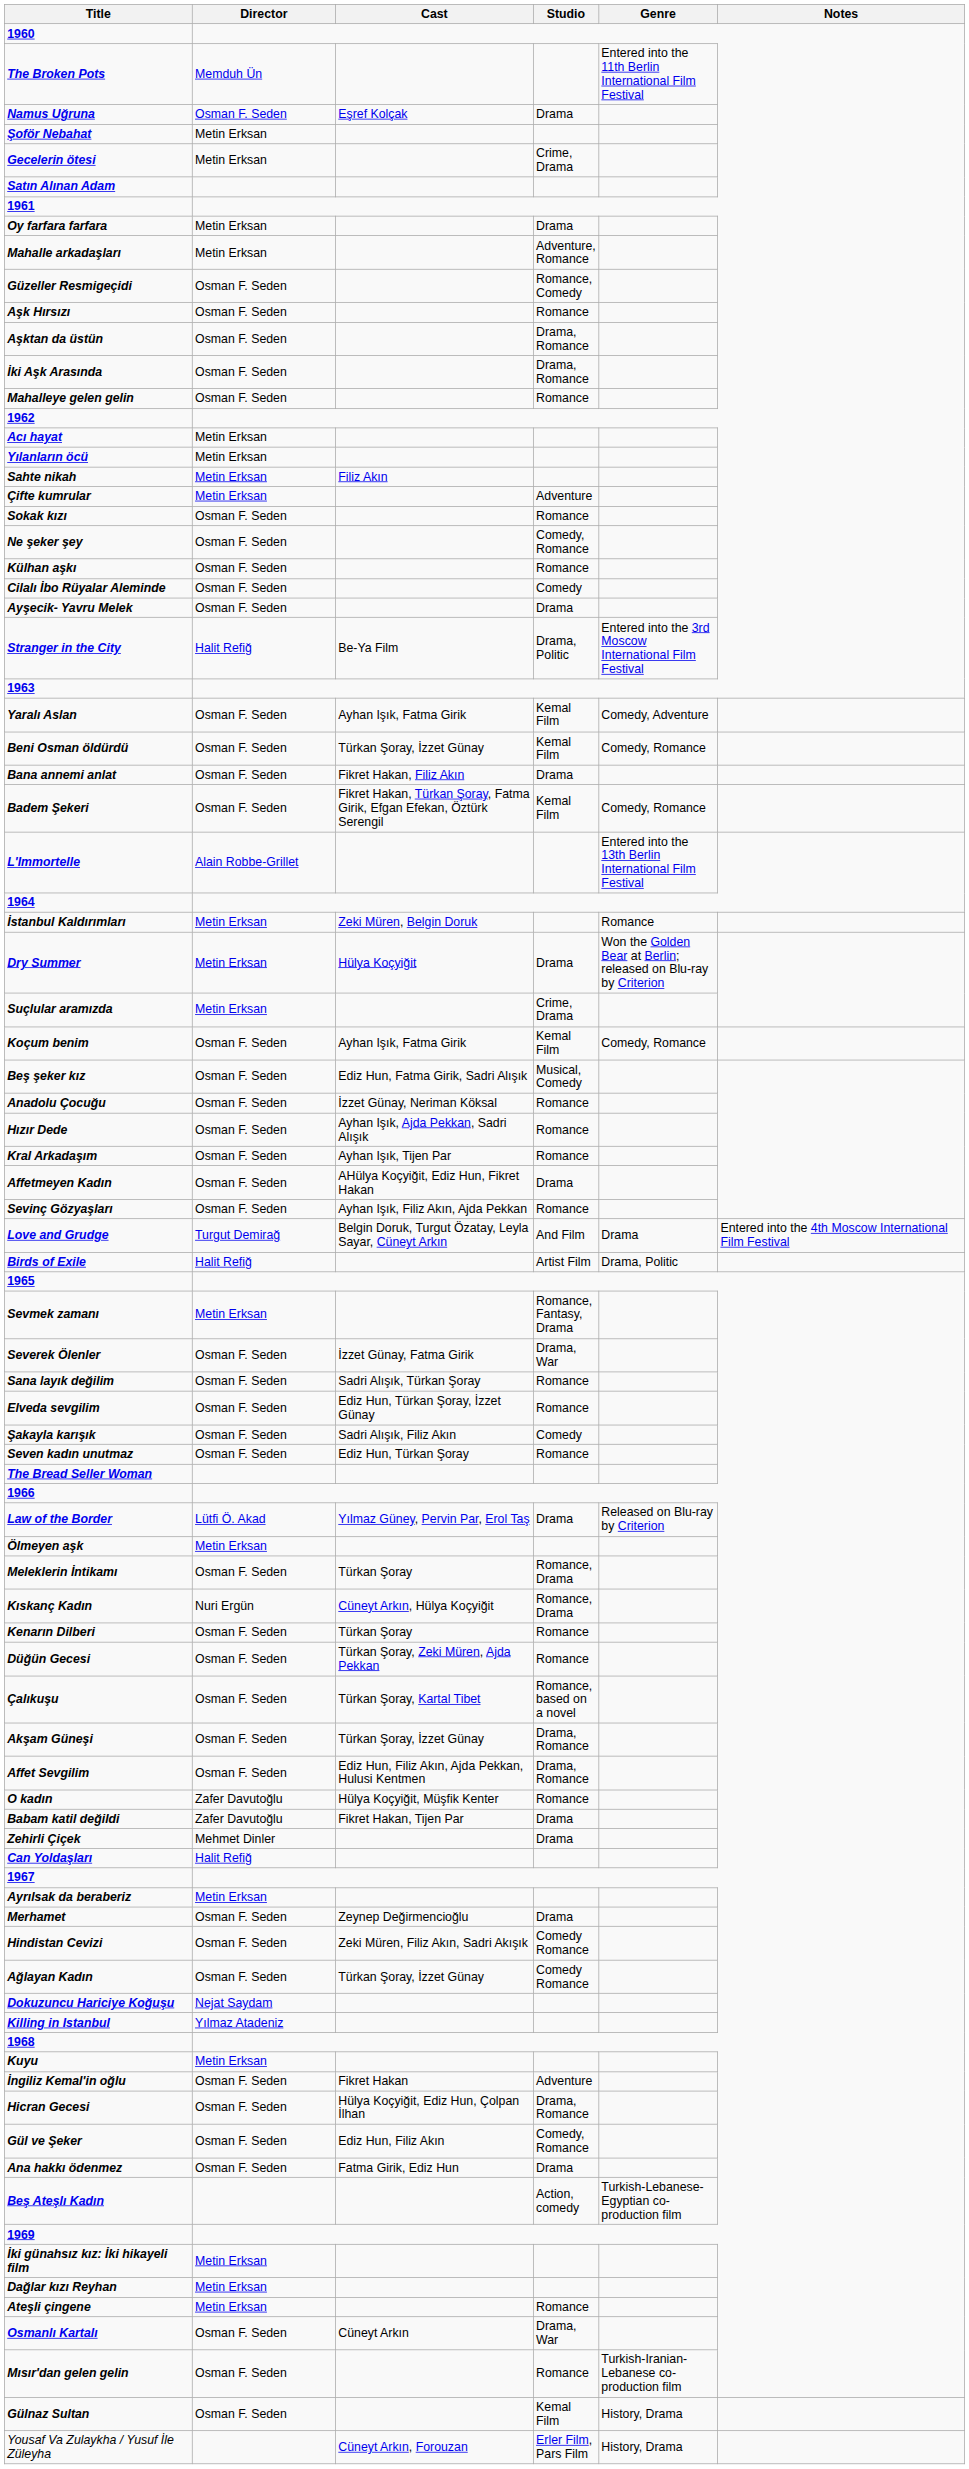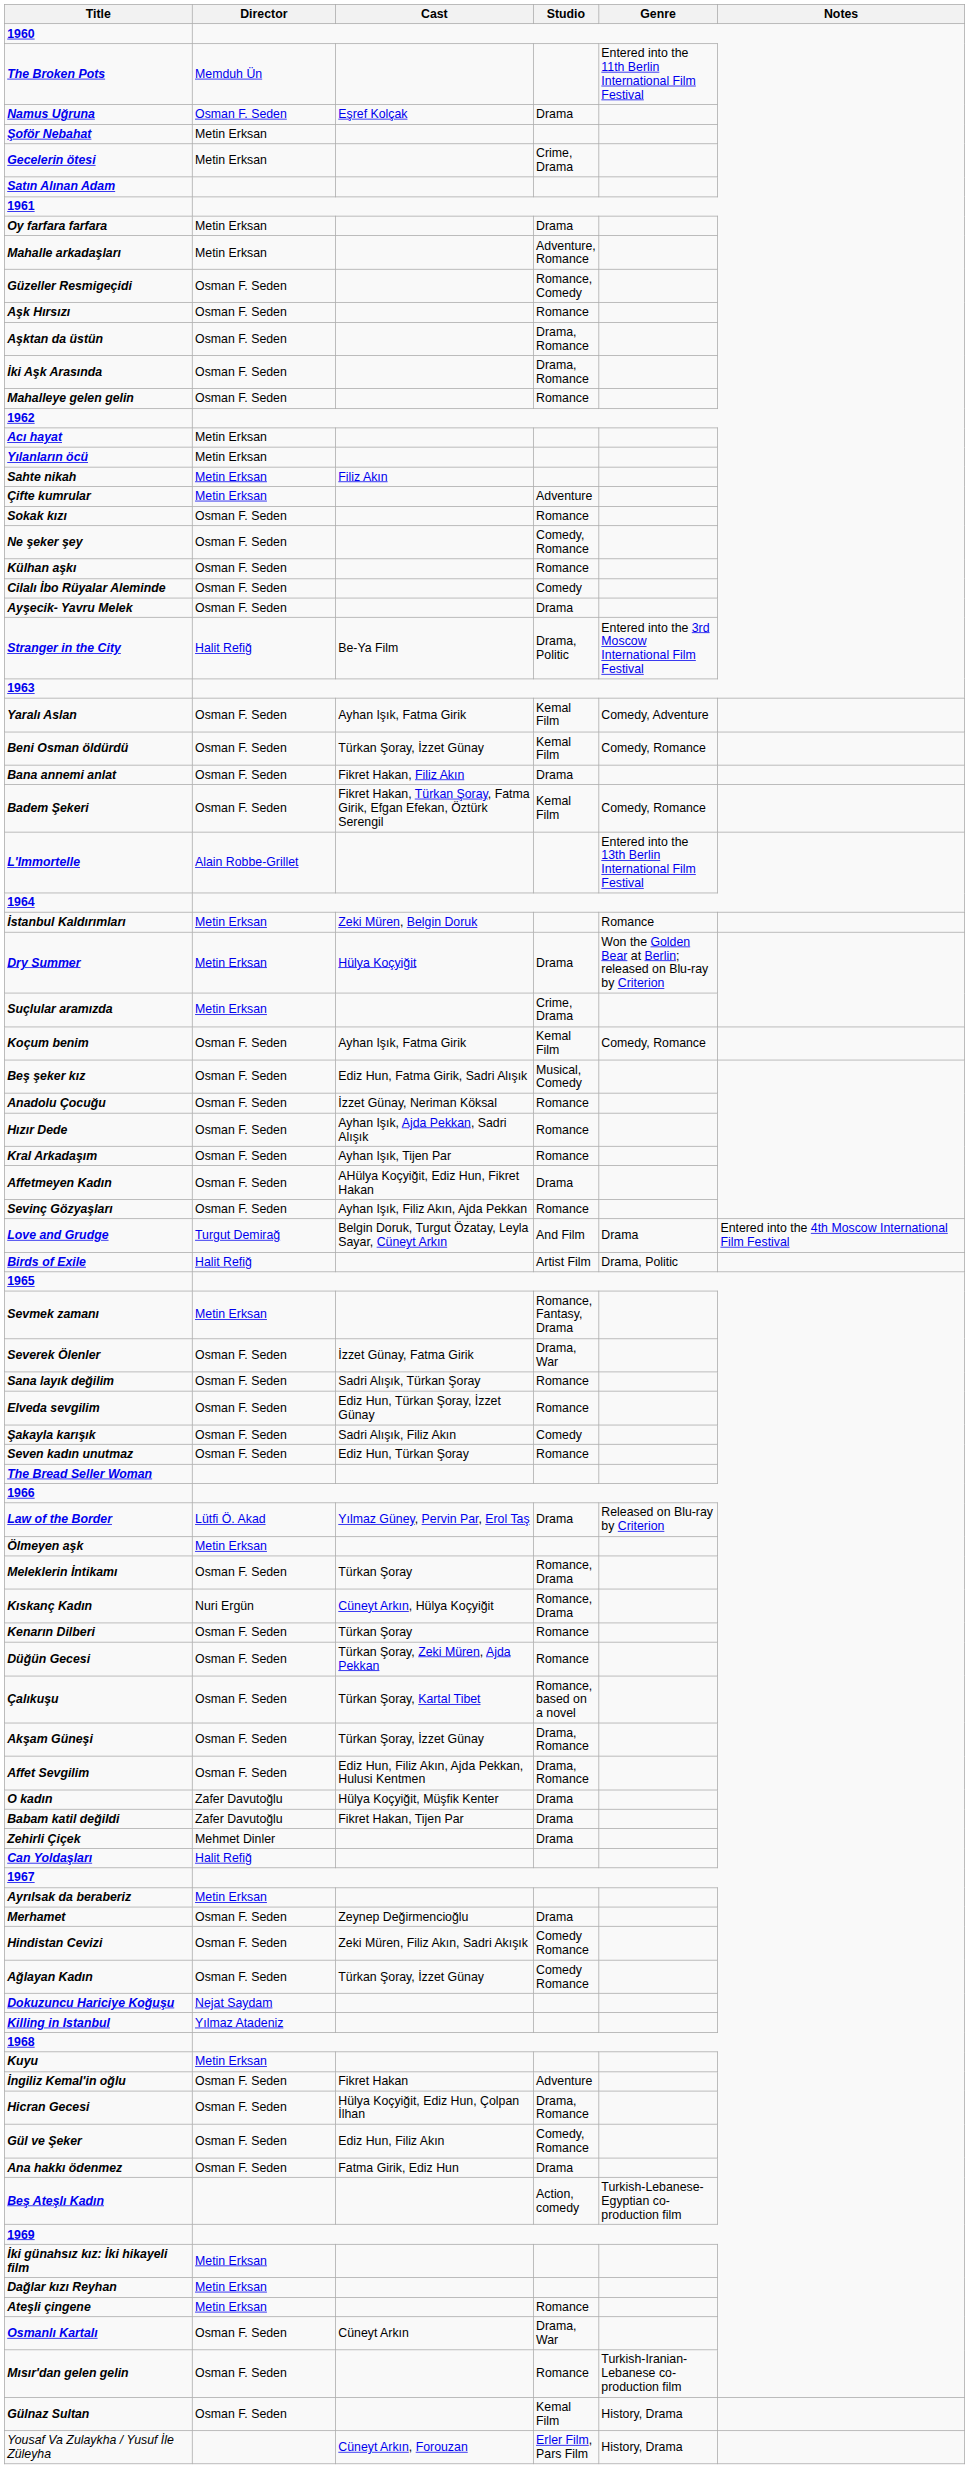(562, 1799) Romance -> (555, 1799) Drama
